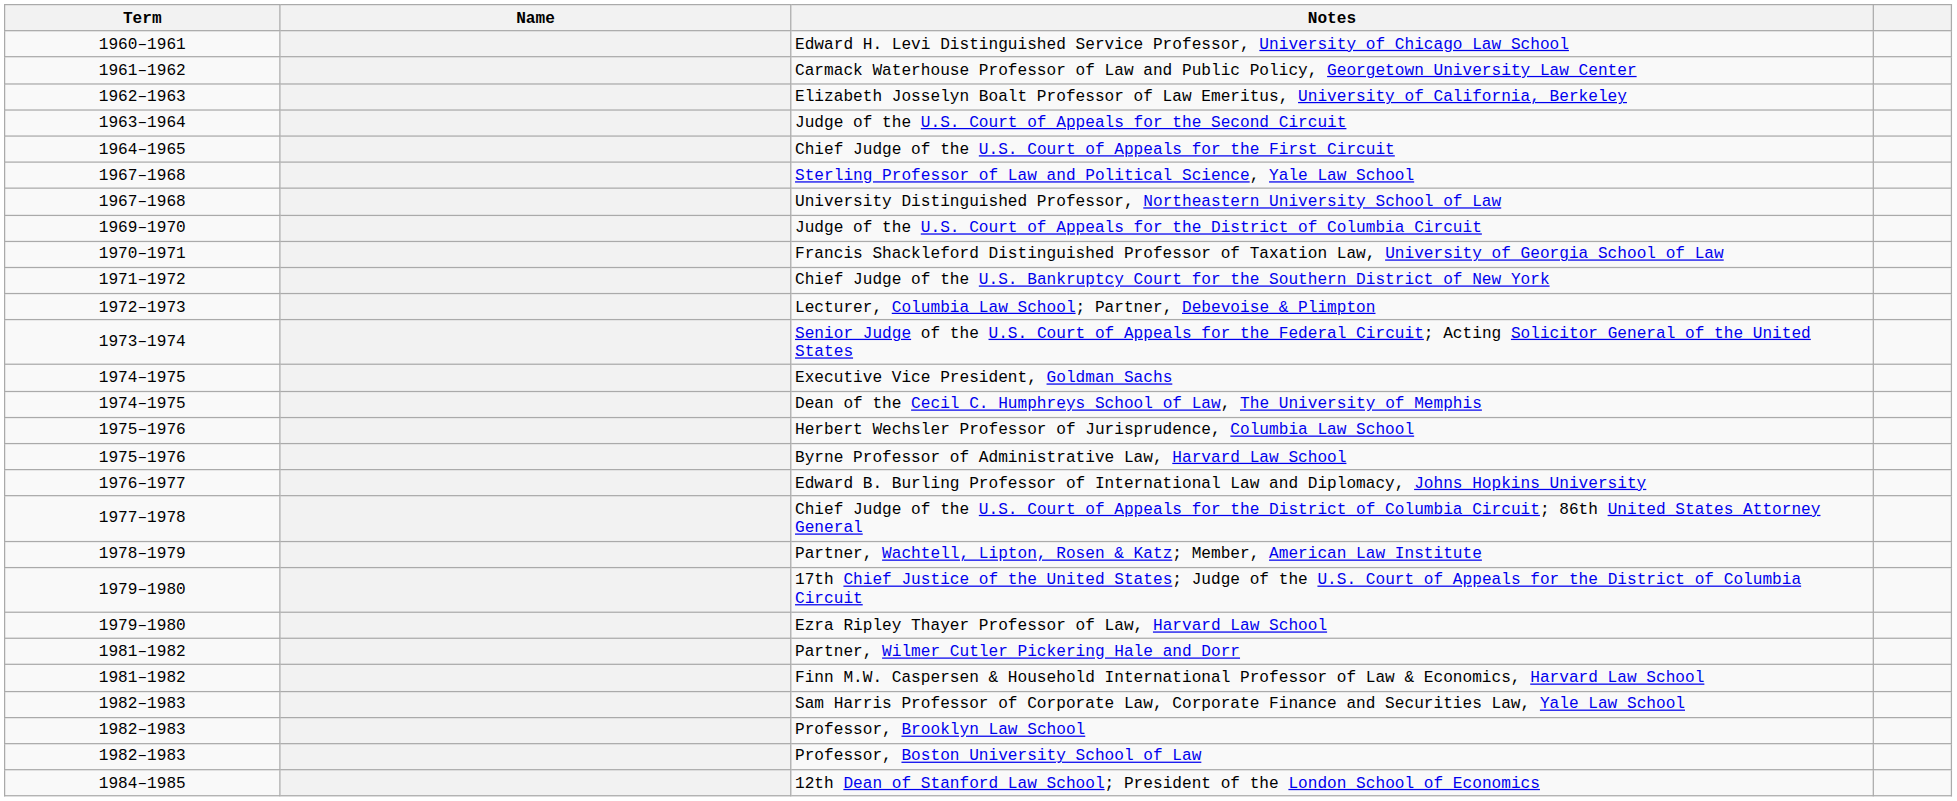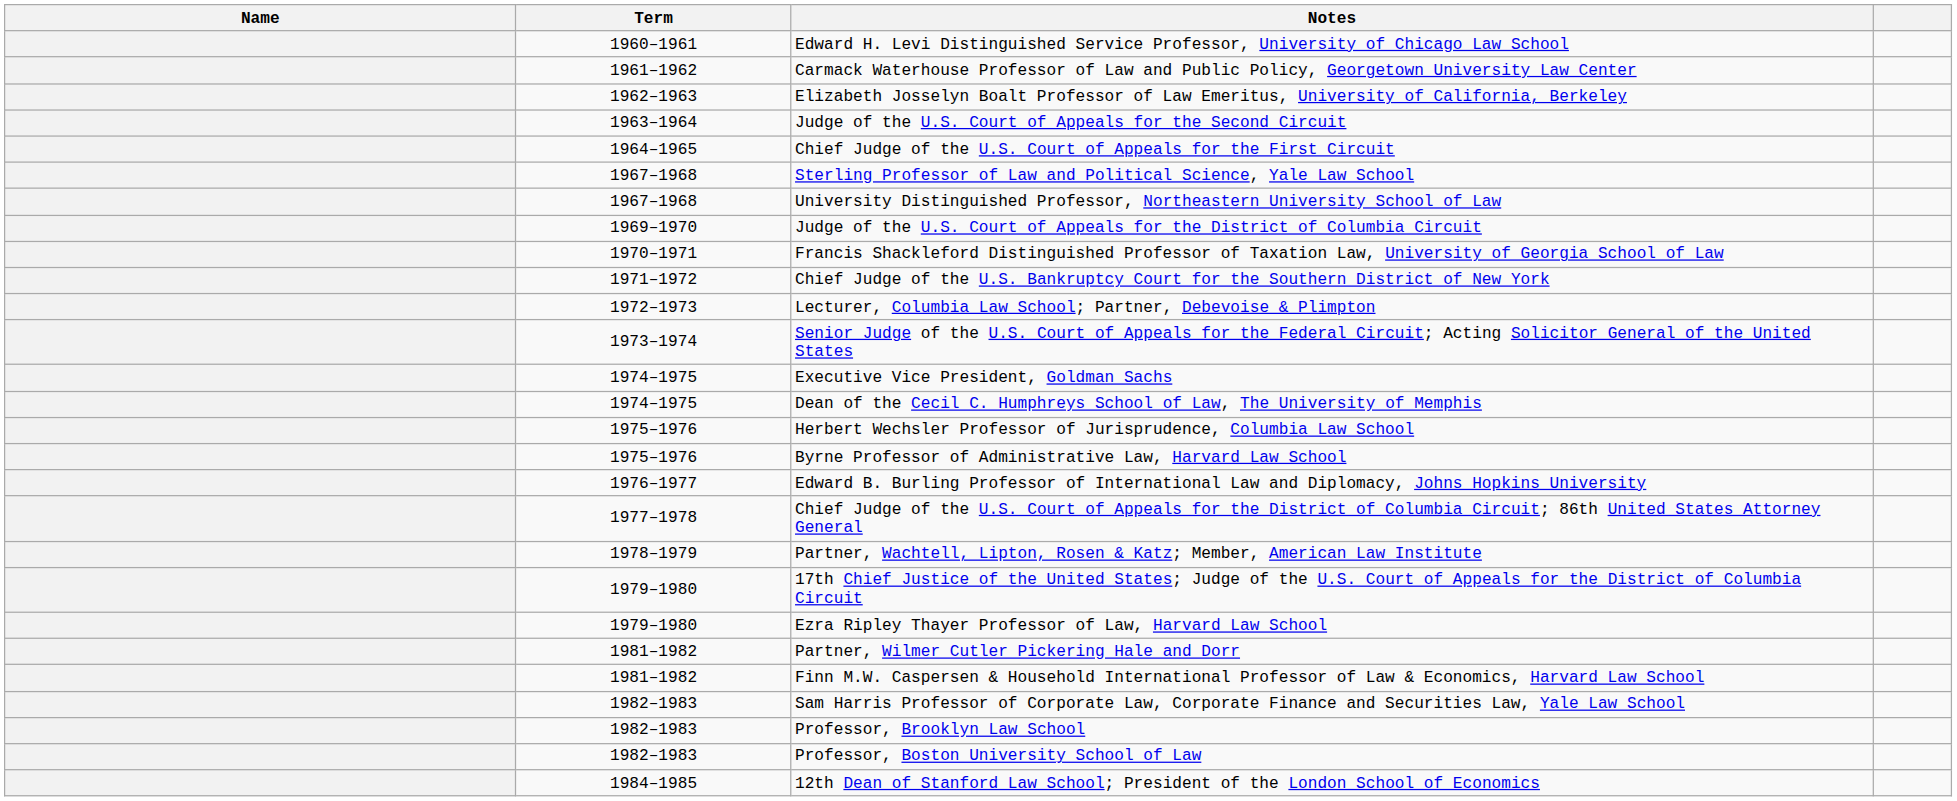columns swapped: (536, 18) <-> (142, 18)
